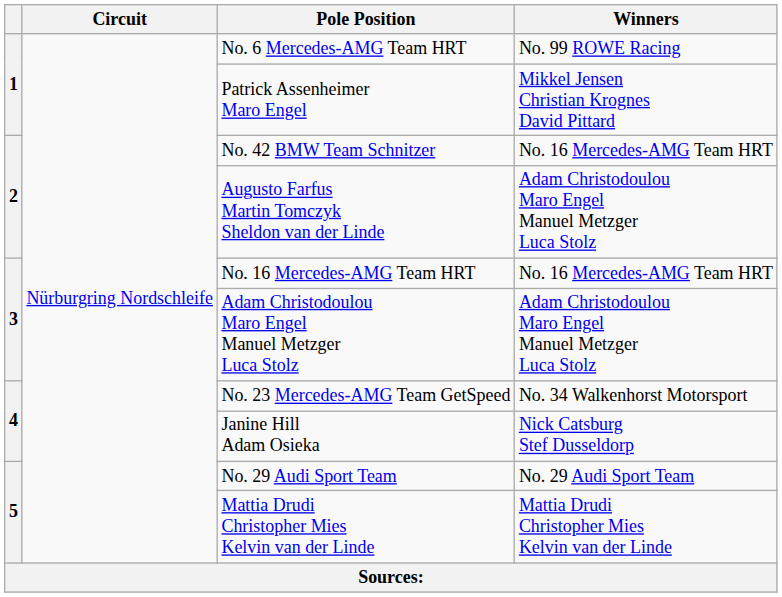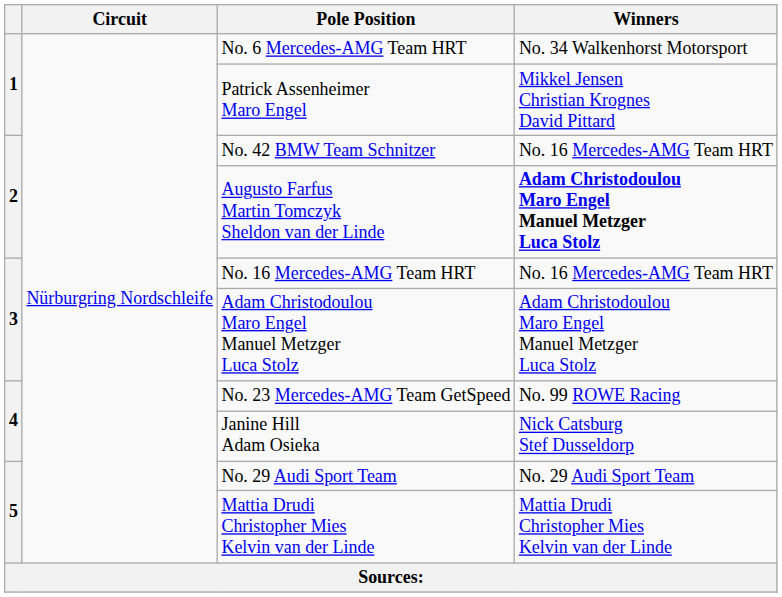(600, 48) No. 99 ROWE Racing -> (633, 48) No. 34 Walkenhorst Motorsport
(594, 211) normal -> (600, 211) bold
(633, 395) No. 34 Walkenhorst Motorsport -> (600, 395) No. 99 ROWE Racing
